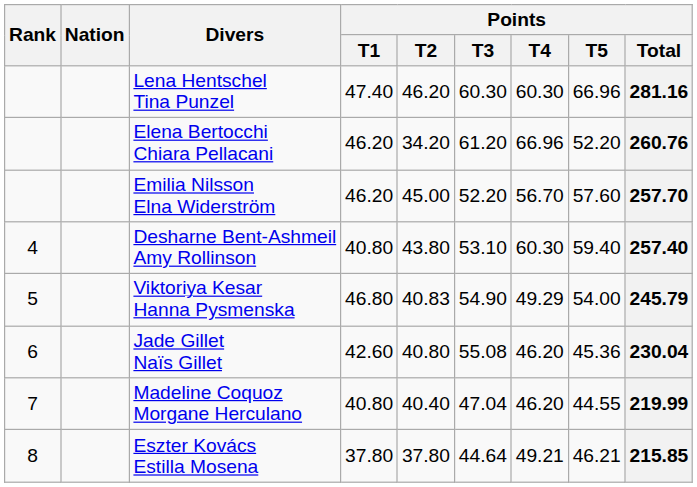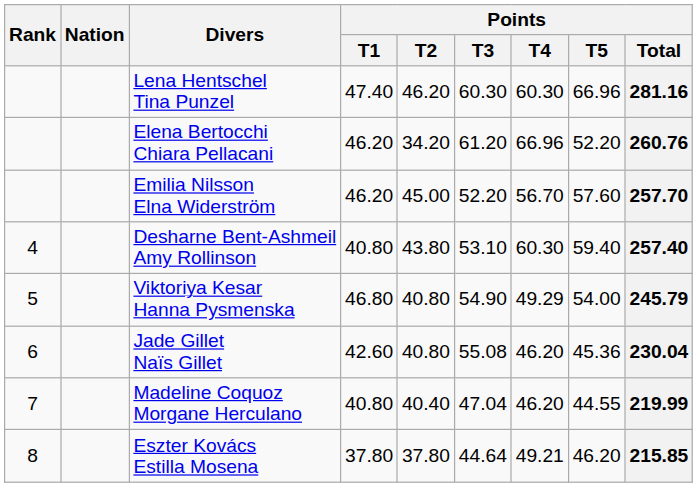(426, 299) 40.83 -> (426, 299) 40.80
(597, 455) 46.21 -> (597, 455) 46.20
